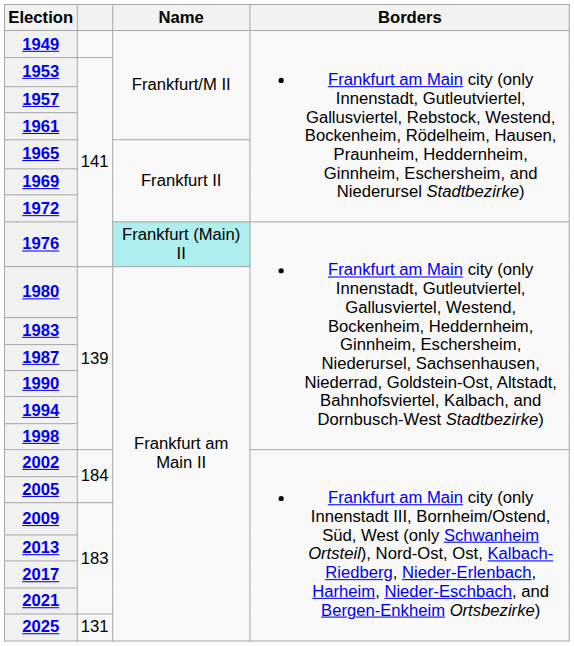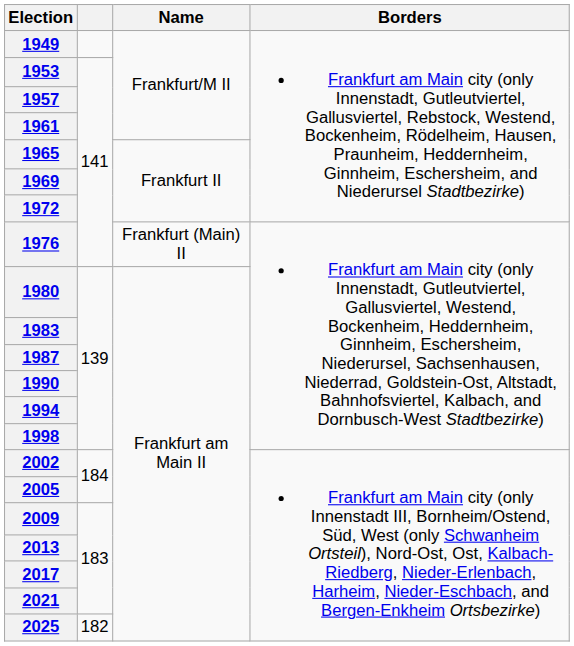(181, 244) paleturquoise background -> (181, 244) no background
(95, 627) 131 -> (95, 627) 182
